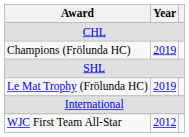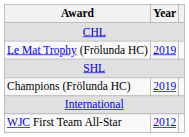rows swapped: (69, 50) <-> (77, 86)
